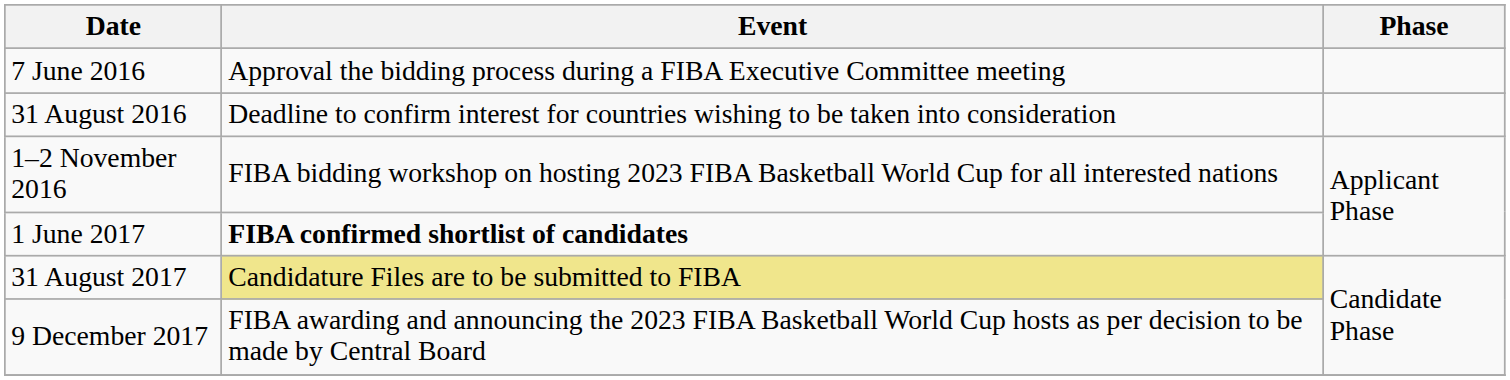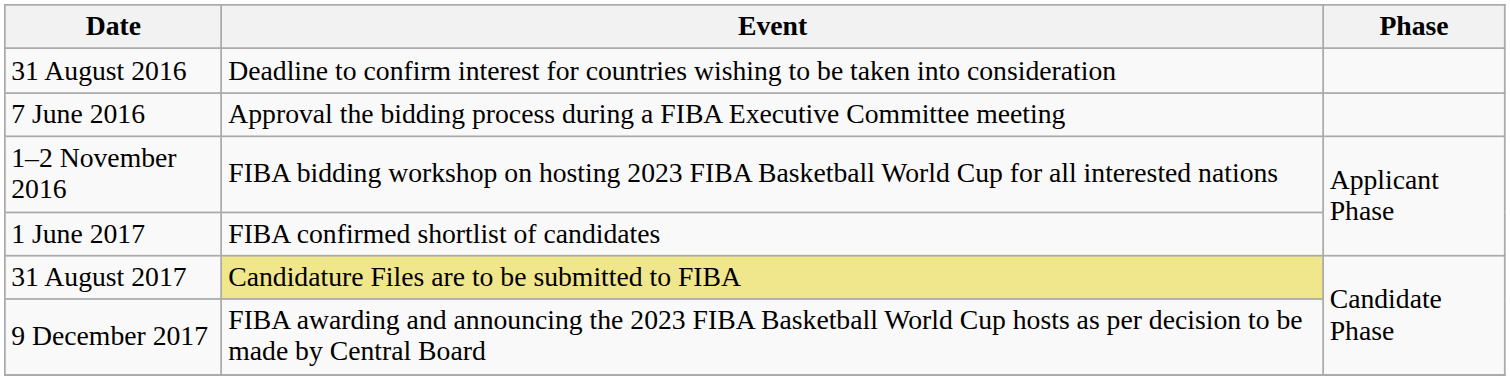rows swapped: (78, 70) <-> (99, 114)
(458, 233) bold -> (444, 233) normal
